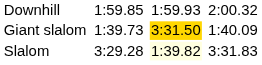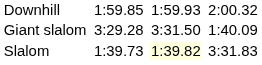(119, 30) 1:39.73 -> (119, 30) 3:29.28
(176, 30) gold background -> (176, 30) no background
(119, 51) 3:29.28 -> (119, 51) 1:39.73
